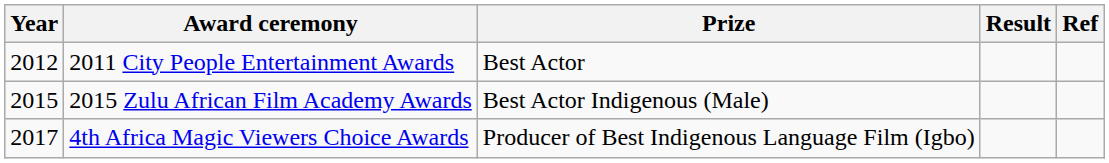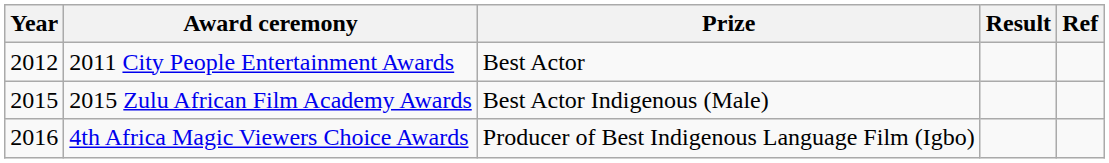(34, 137) 2017 -> (34, 137) 2016
